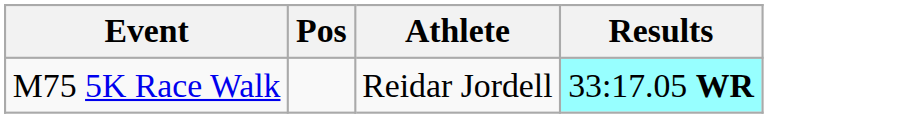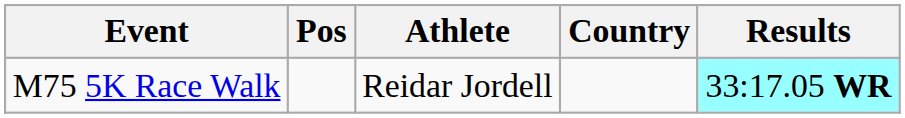+ column: (629, 31)
